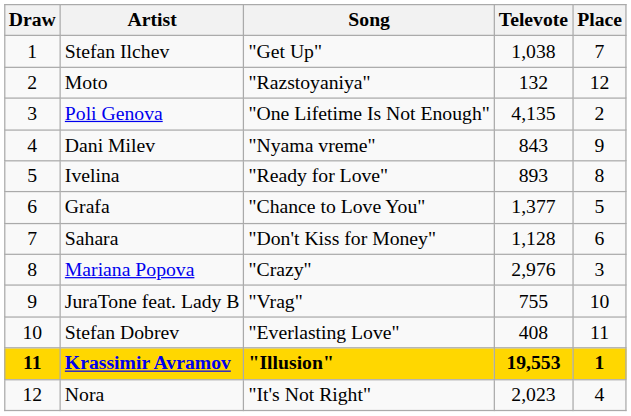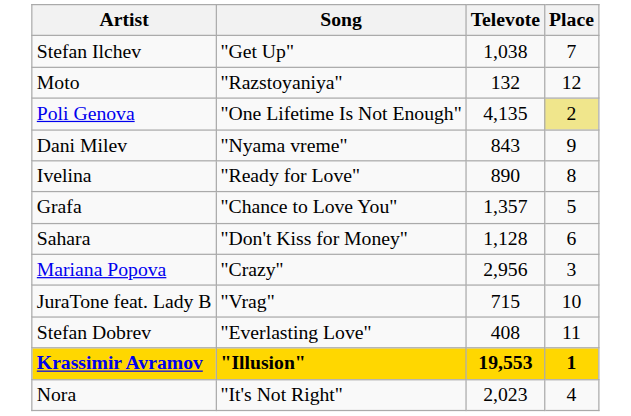- column: (32, 20)
(600, 113) no background -> (571, 113) khaki background
(533, 176) 893 -> (505, 176) 890
(533, 207) 1,377 -> (505, 207) 1,357
(533, 269) 2,976 -> (505, 269) 2,956
(533, 301) 755 -> (505, 301) 715
